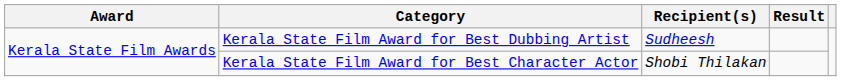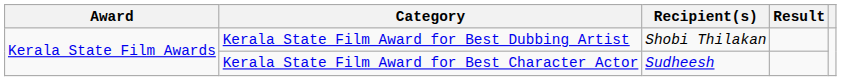(680, 40) Sudheesh -> (706, 40) Shobi Thilakan
(706, 63) Shobi Thilakan -> (680, 63) Sudheesh
